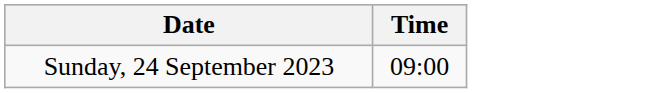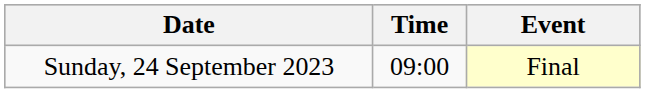+ column: (553, 25)
